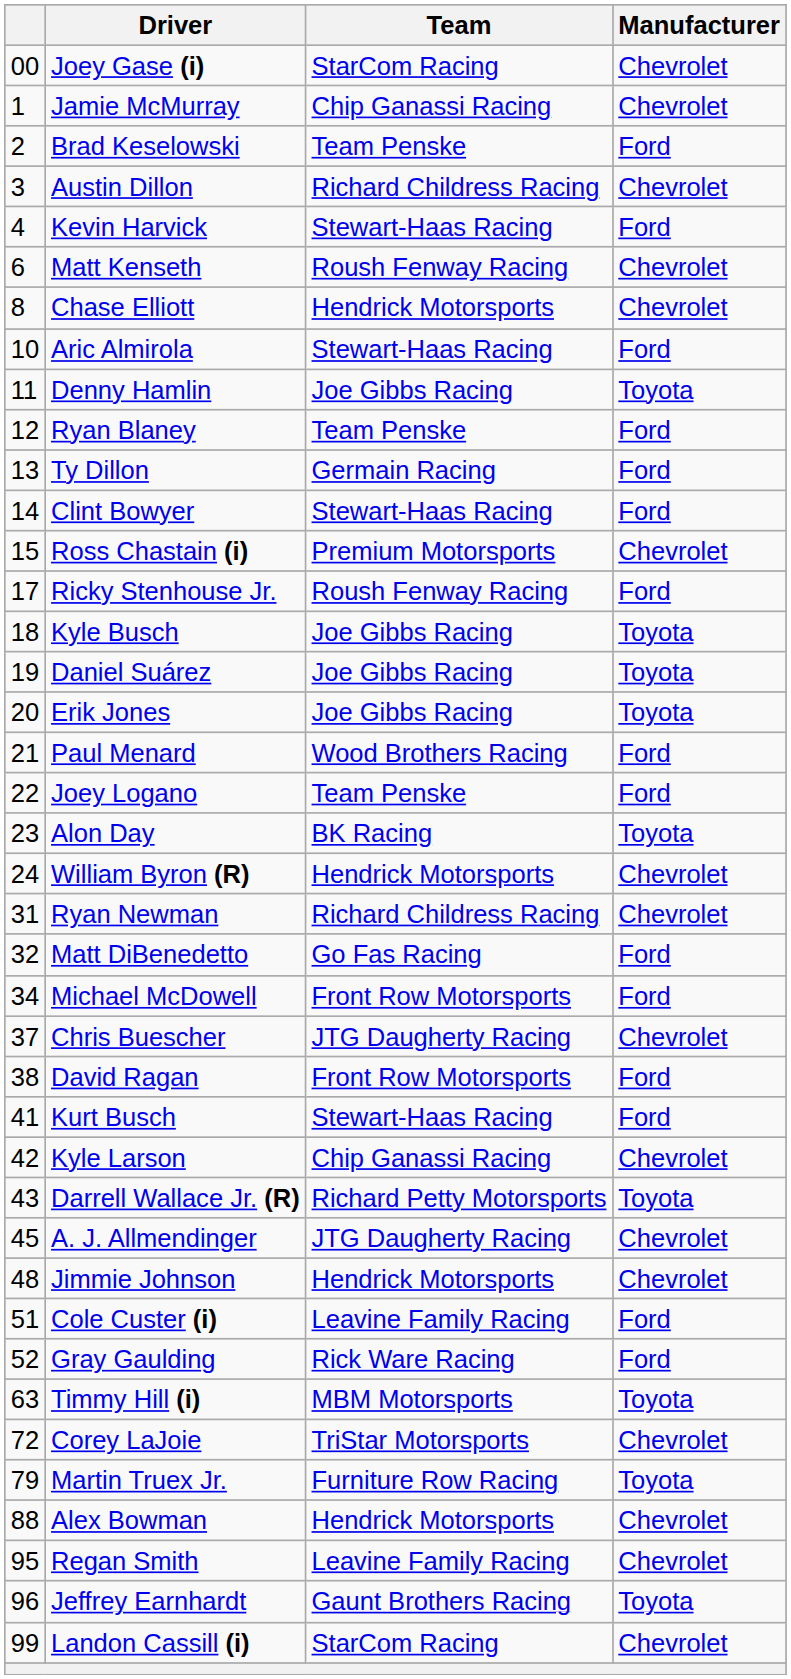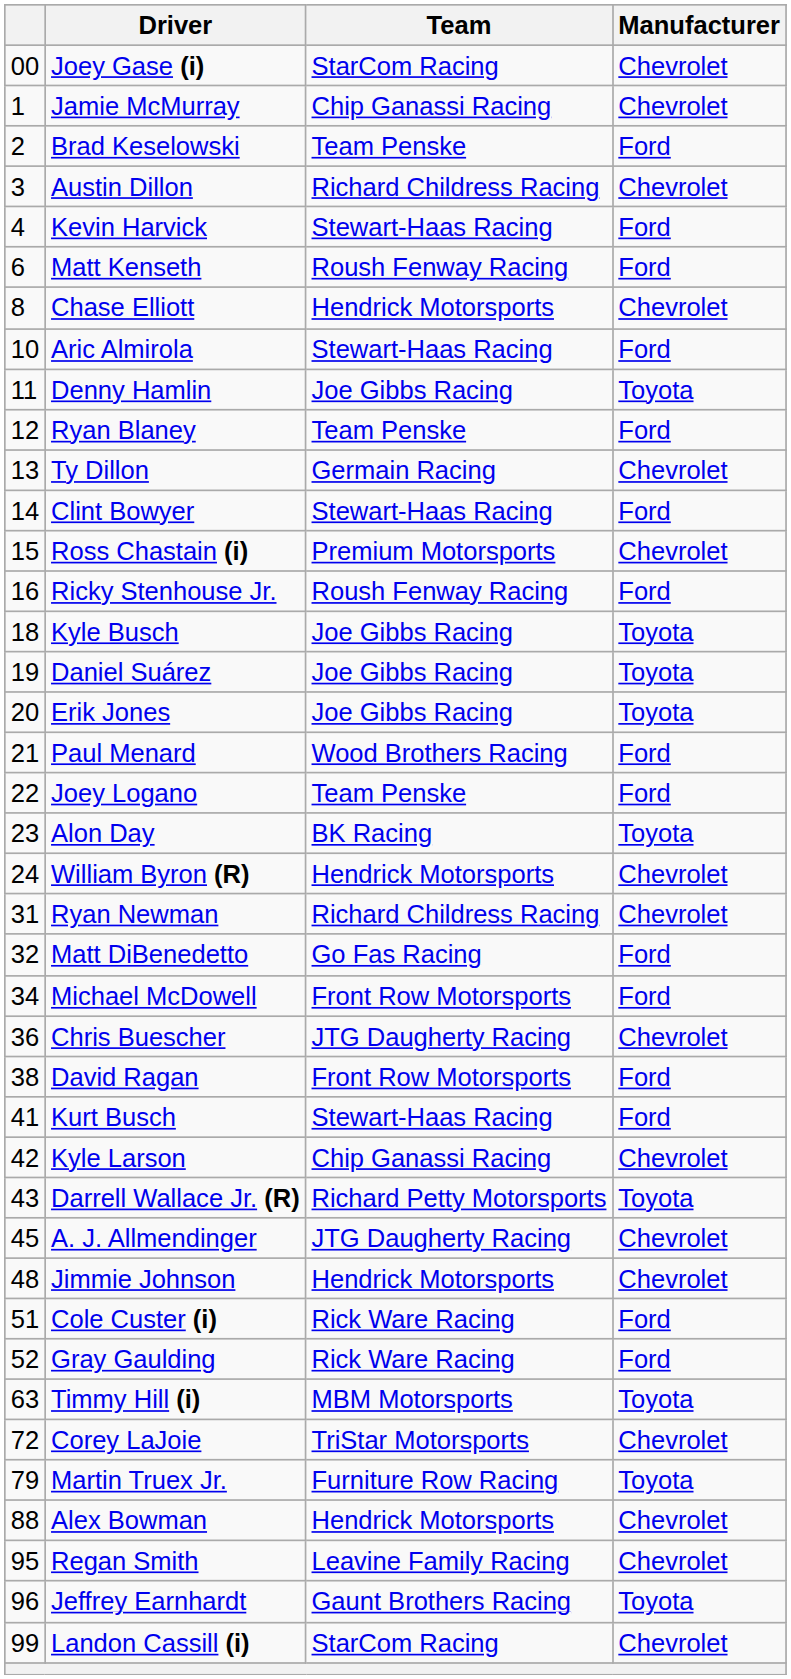(673, 268) Chevrolet -> (645, 268) Ford
(645, 470) Ford -> (673, 470) Chevrolet
(25, 591) 17 -> (25, 591) 16
(25, 1036) 37 -> (25, 1036) 36
(441, 1319) Leavine Family Racing -> (413, 1319) Rick Ware Racing
